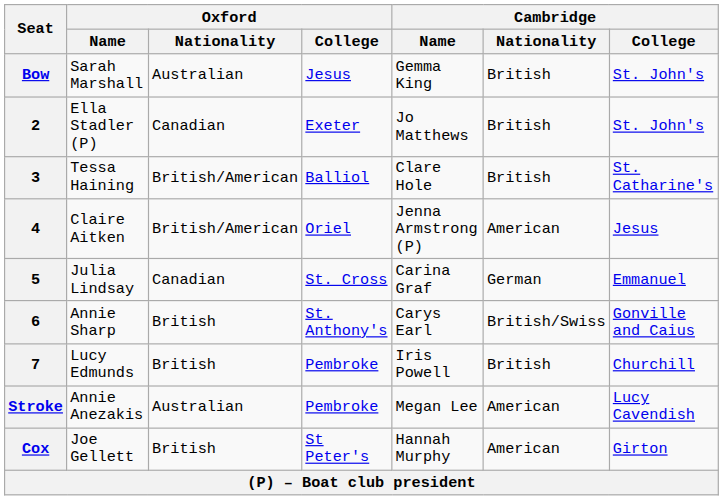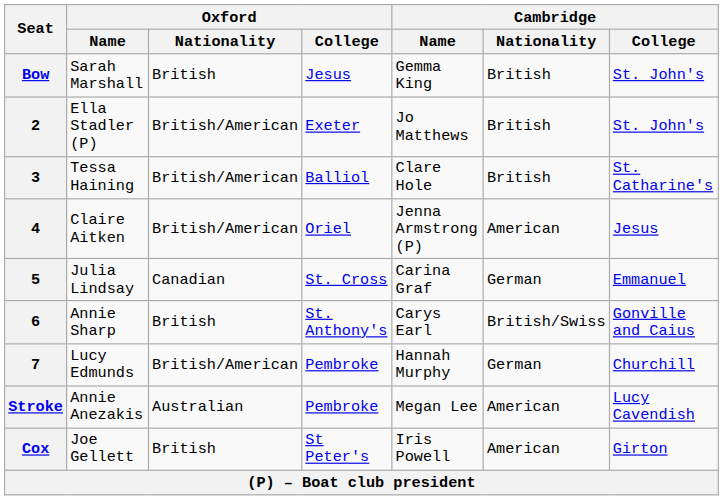(198, 75) Australian -> (184, 75) British
(189, 126) Canadian -> (225, 126) British/American
(184, 364) British -> (225, 364) British/American
(423, 364) Iris Powell -> (423, 364) Hannah Murphy
(519, 364) British -> (514, 364) German
(423, 449) Hannah Murphy -> (423, 449) Iris Powell
